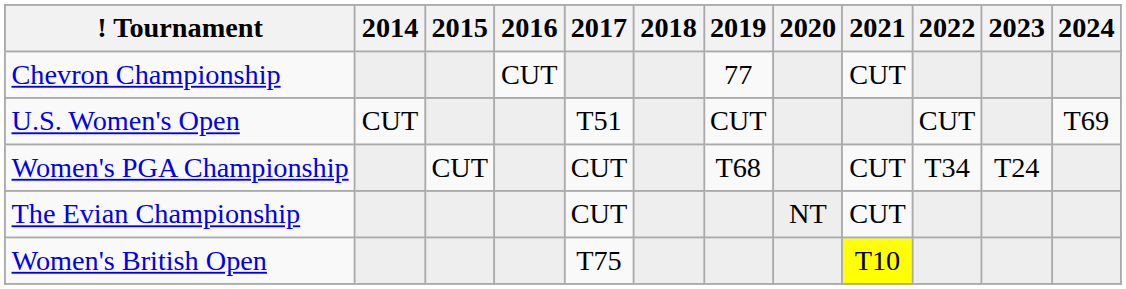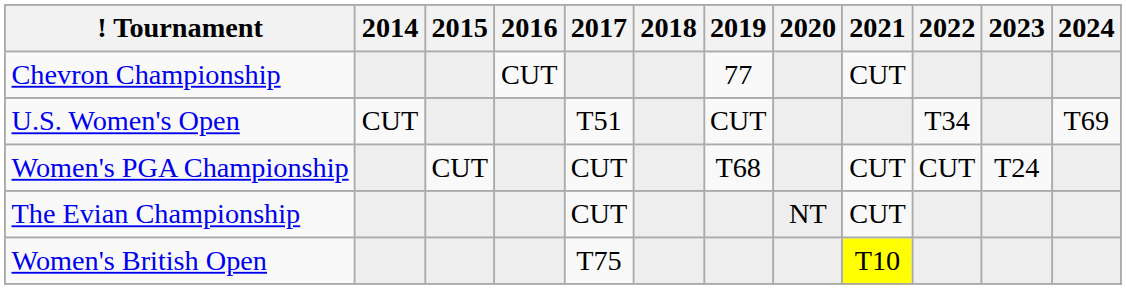(947, 121) CUT -> (947, 121) T34
(947, 167) T34 -> (947, 167) CUT
